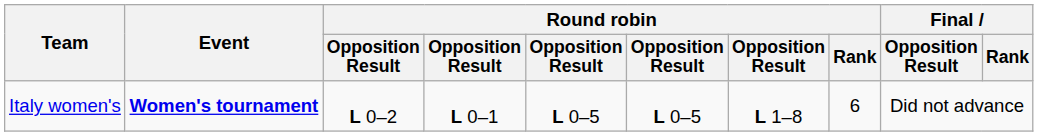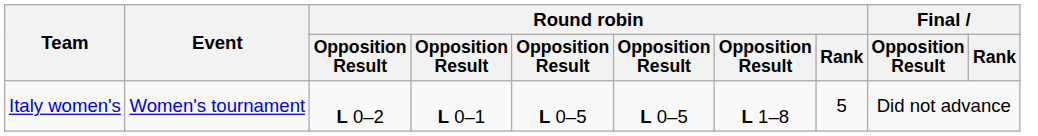(224, 106) bold -> (217, 106) normal
(855, 106) 6 -> (842, 106) 5
